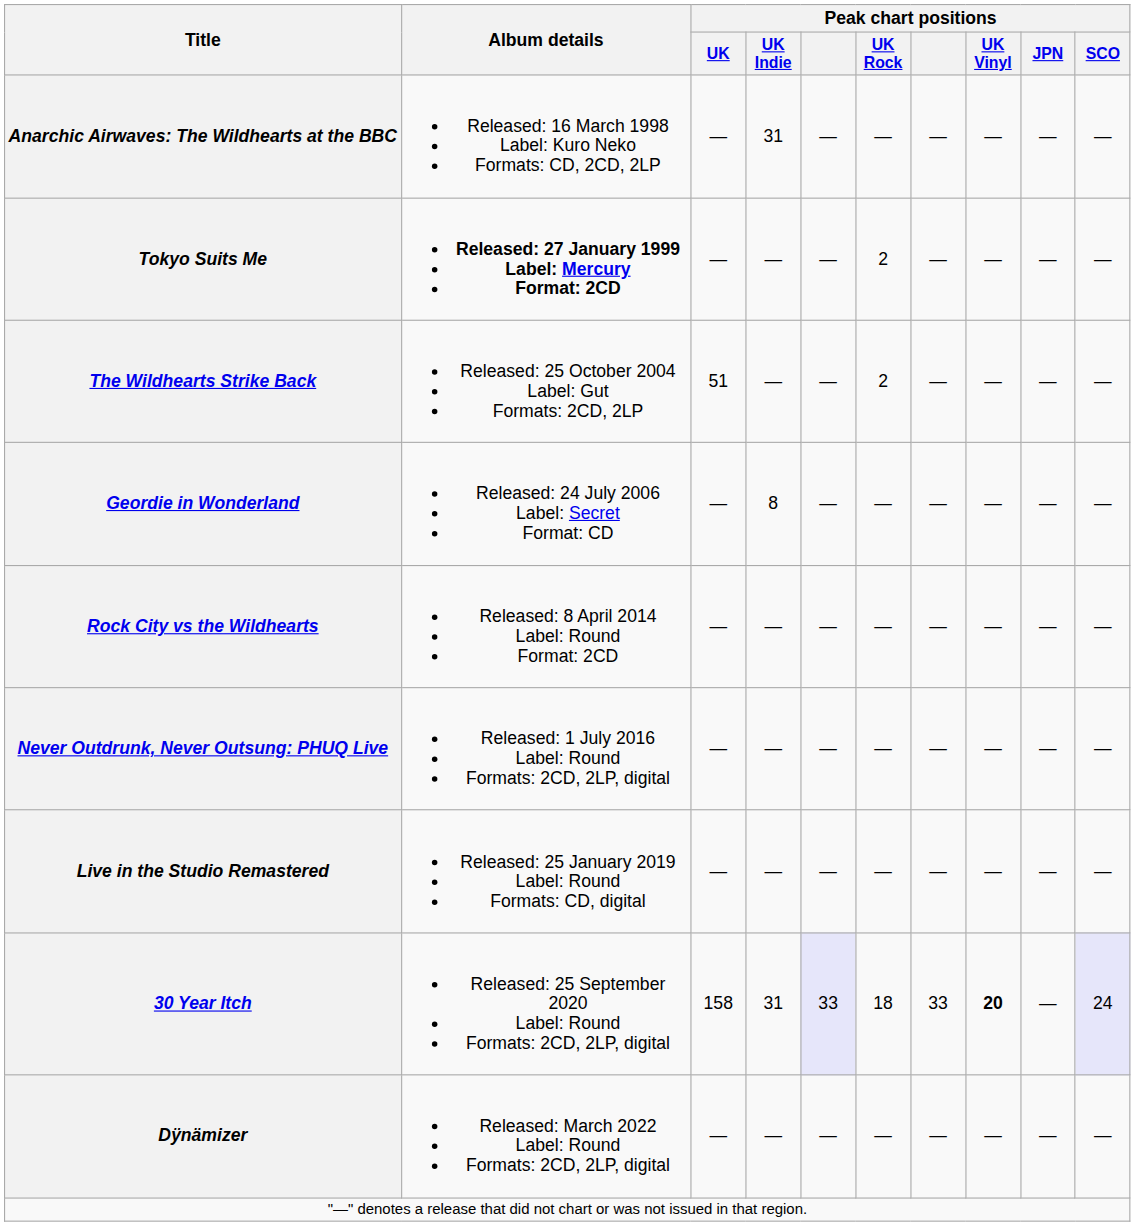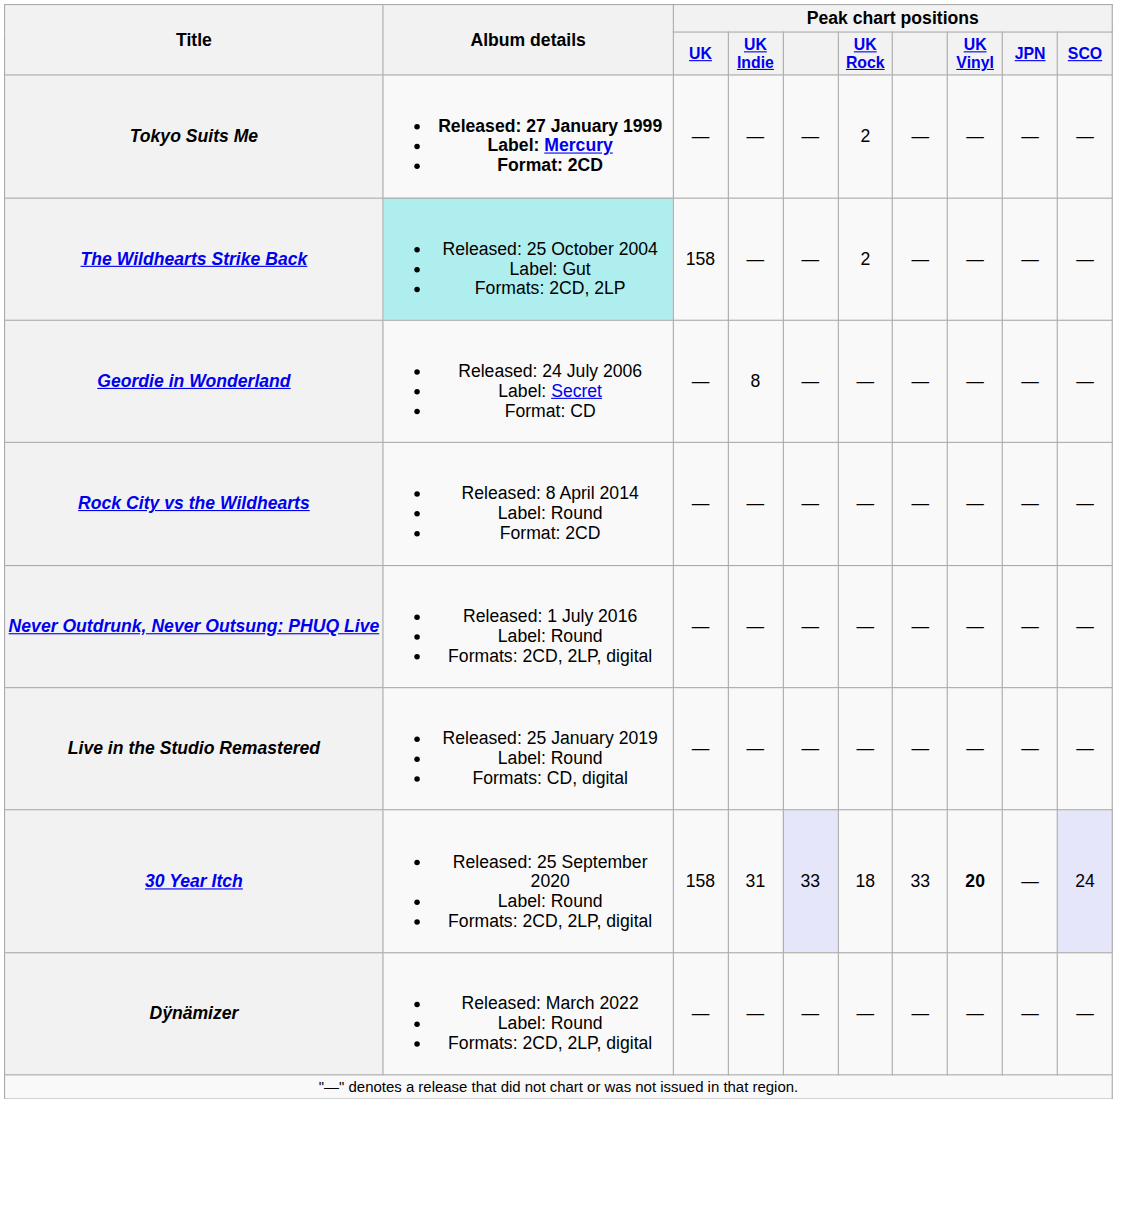- row: (203, 136)
(546, 391) no background -> (528, 269) paleturquoise background
(718, 381) 51 -> (700, 258) 158
